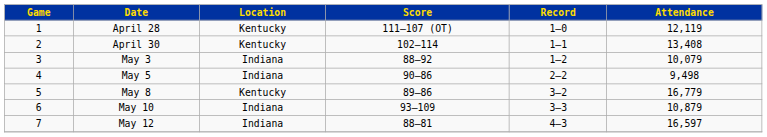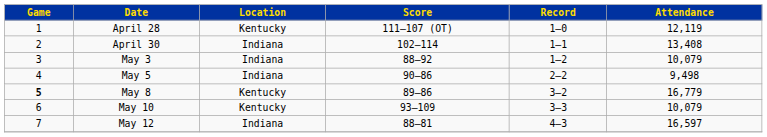(263, 44) Kentucky -> (263, 44) Indiana
(39, 92) normal -> (39, 92) bold
(263, 108) Indiana -> (263, 108) Kentucky
(684, 108) 10,879 -> (684, 108) 10,079
